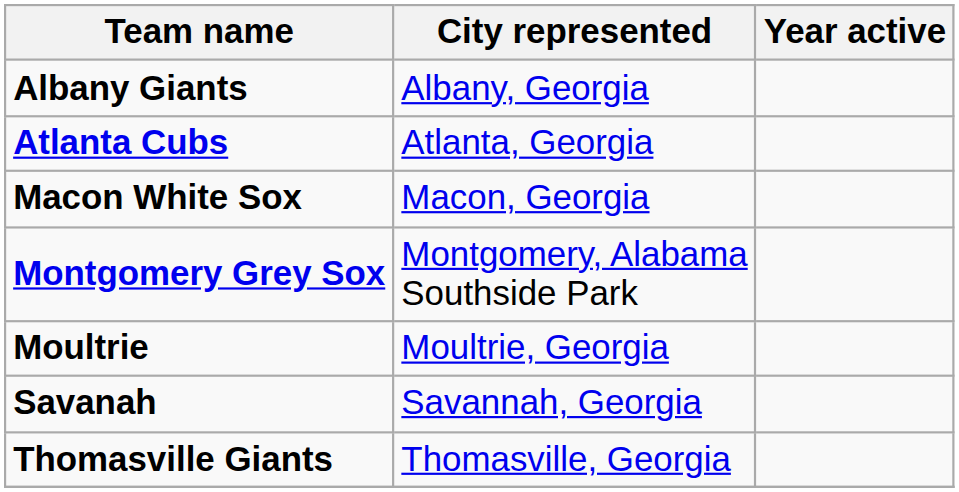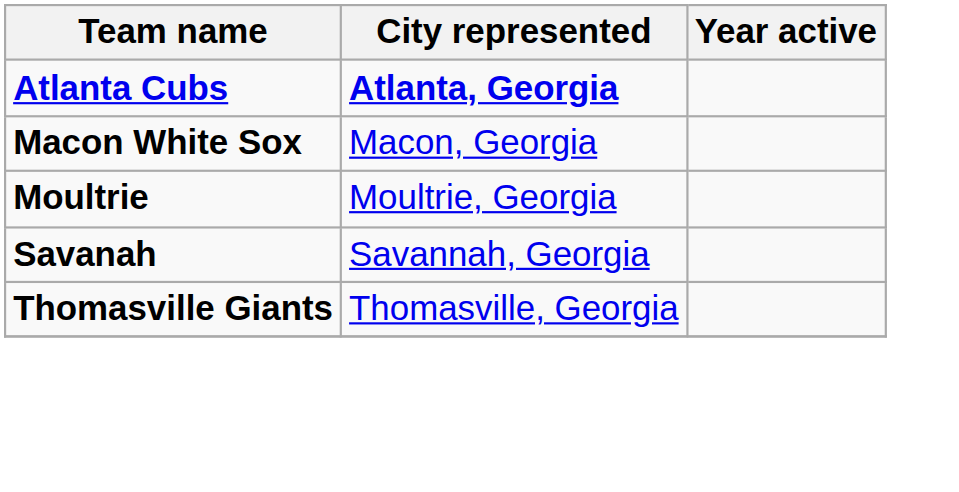- row: (130, 87)
(527, 142) normal -> (484, 87) bold
- row: (199, 273)
